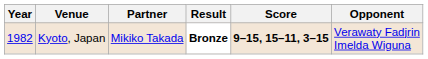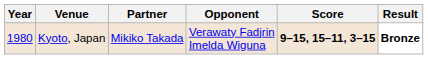columns swapped: (377, 14) <-> (208, 14)
(20, 38) 1982 -> (20, 38) 1980
